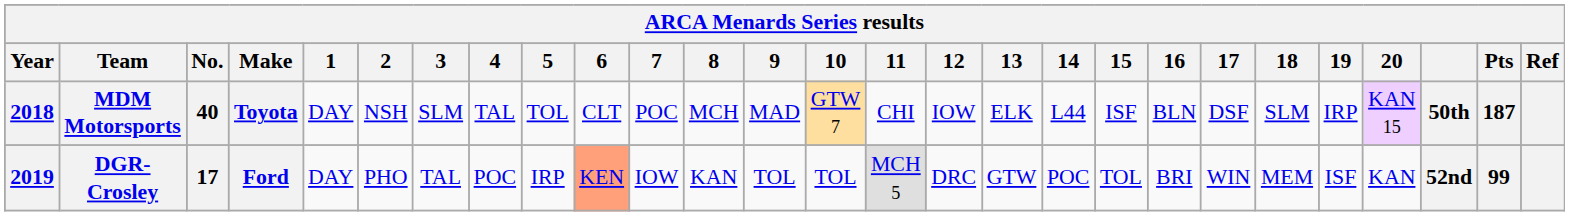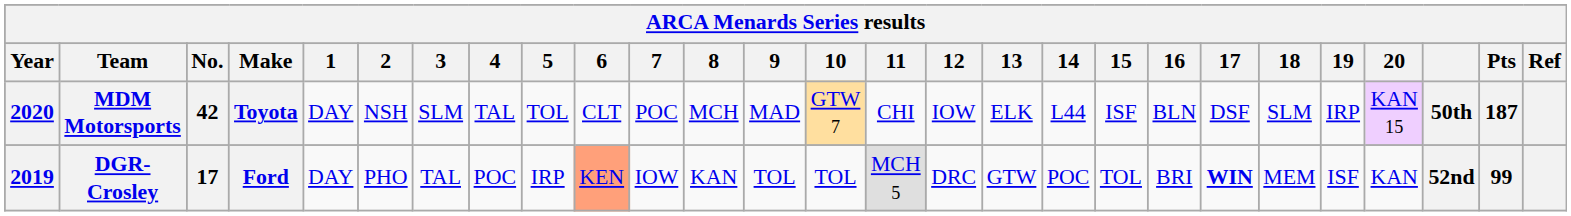(32, 112) 2018 -> (32, 112) 2020
(207, 112) 40 -> (207, 112) 42
(1229, 177) normal -> (1230, 177) bold
